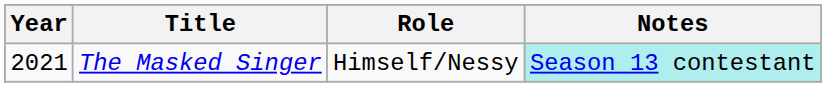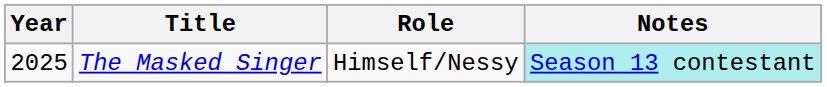(39, 63) 2021 -> (39, 63) 2025
